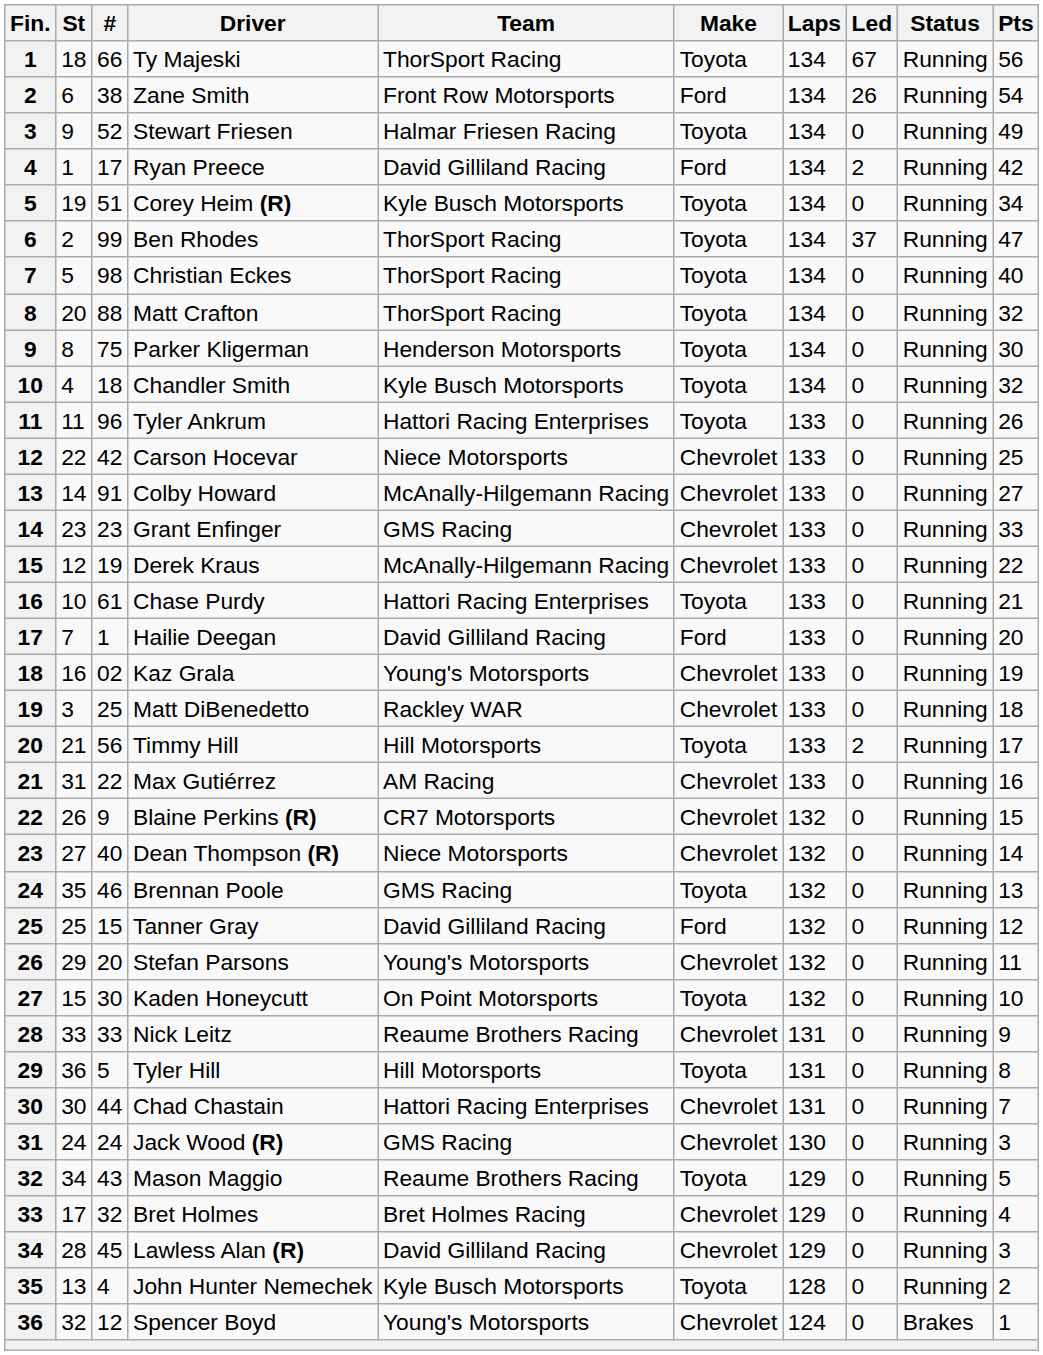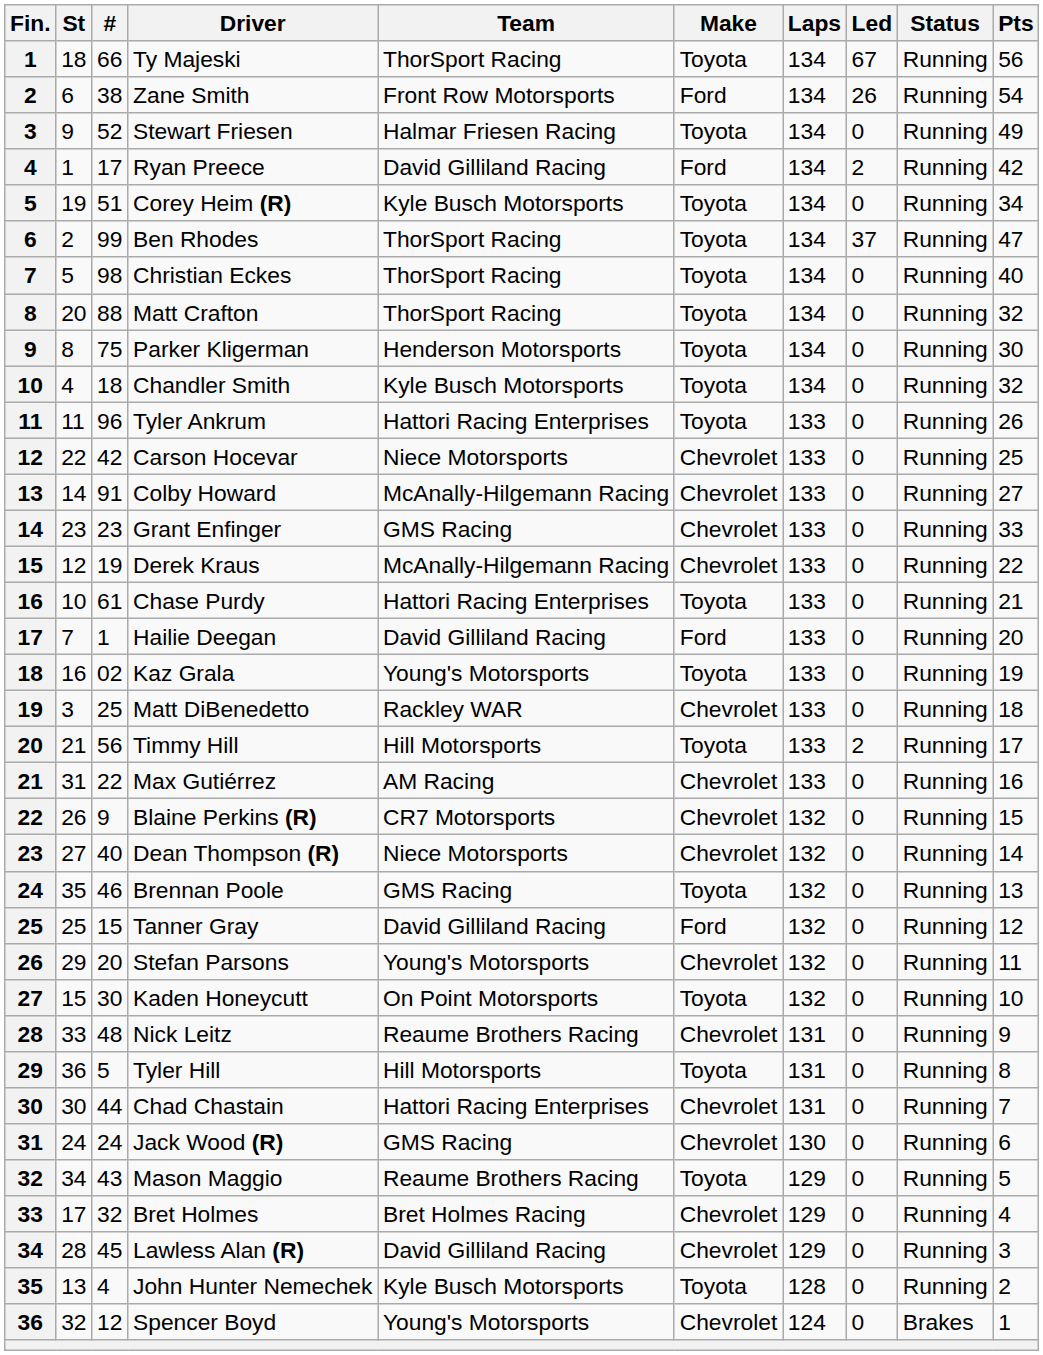(728, 673) Chevrolet -> (713, 673) Toyota
(110, 1034) 33 -> (110, 1034) 48
(1005, 1142) 3 -> (1005, 1142) 6
